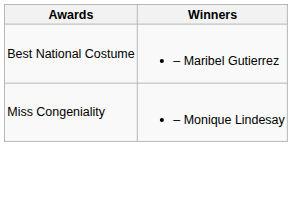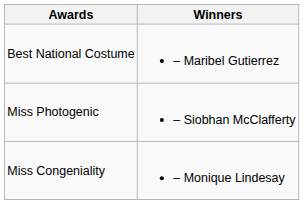+ row: (53, 112)
